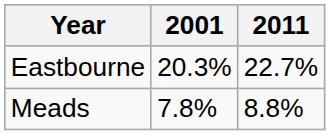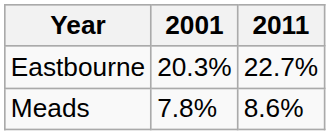(274, 108) 8.8% -> (274, 108) 8.6%
